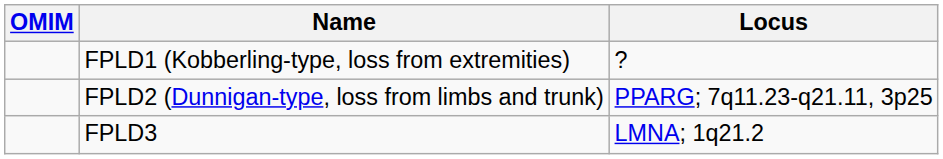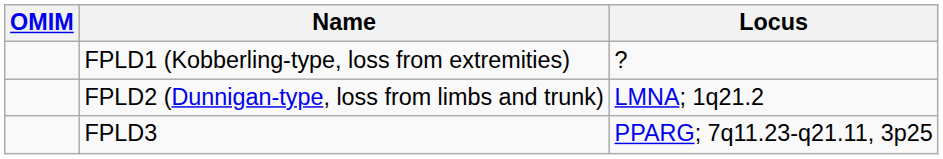(774, 97) PPARG; 7q11.23-q21.11, 3p25 -> (689, 97) LMNA; 1q21.2
(689, 134) LMNA; 1q21.2 -> (774, 134) PPARG; 7q11.23-q21.11, 3p25
